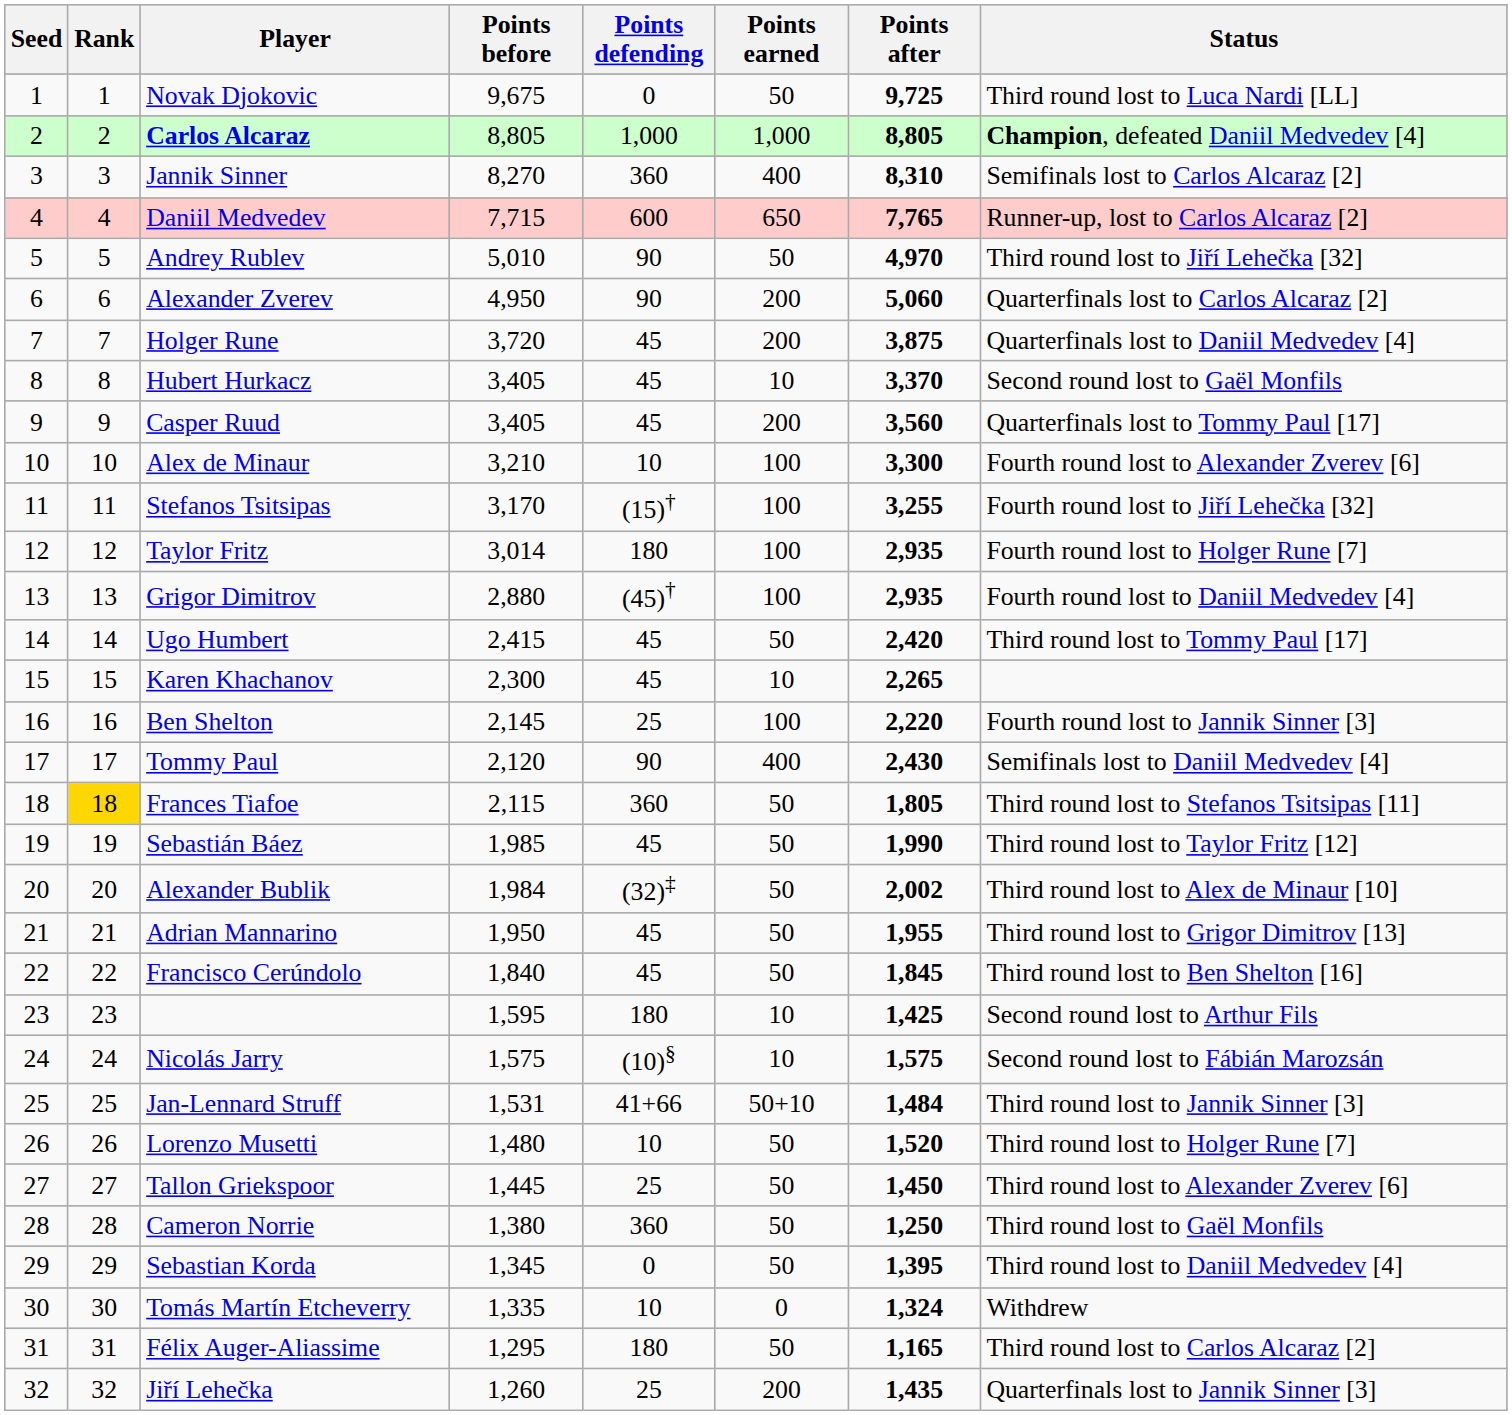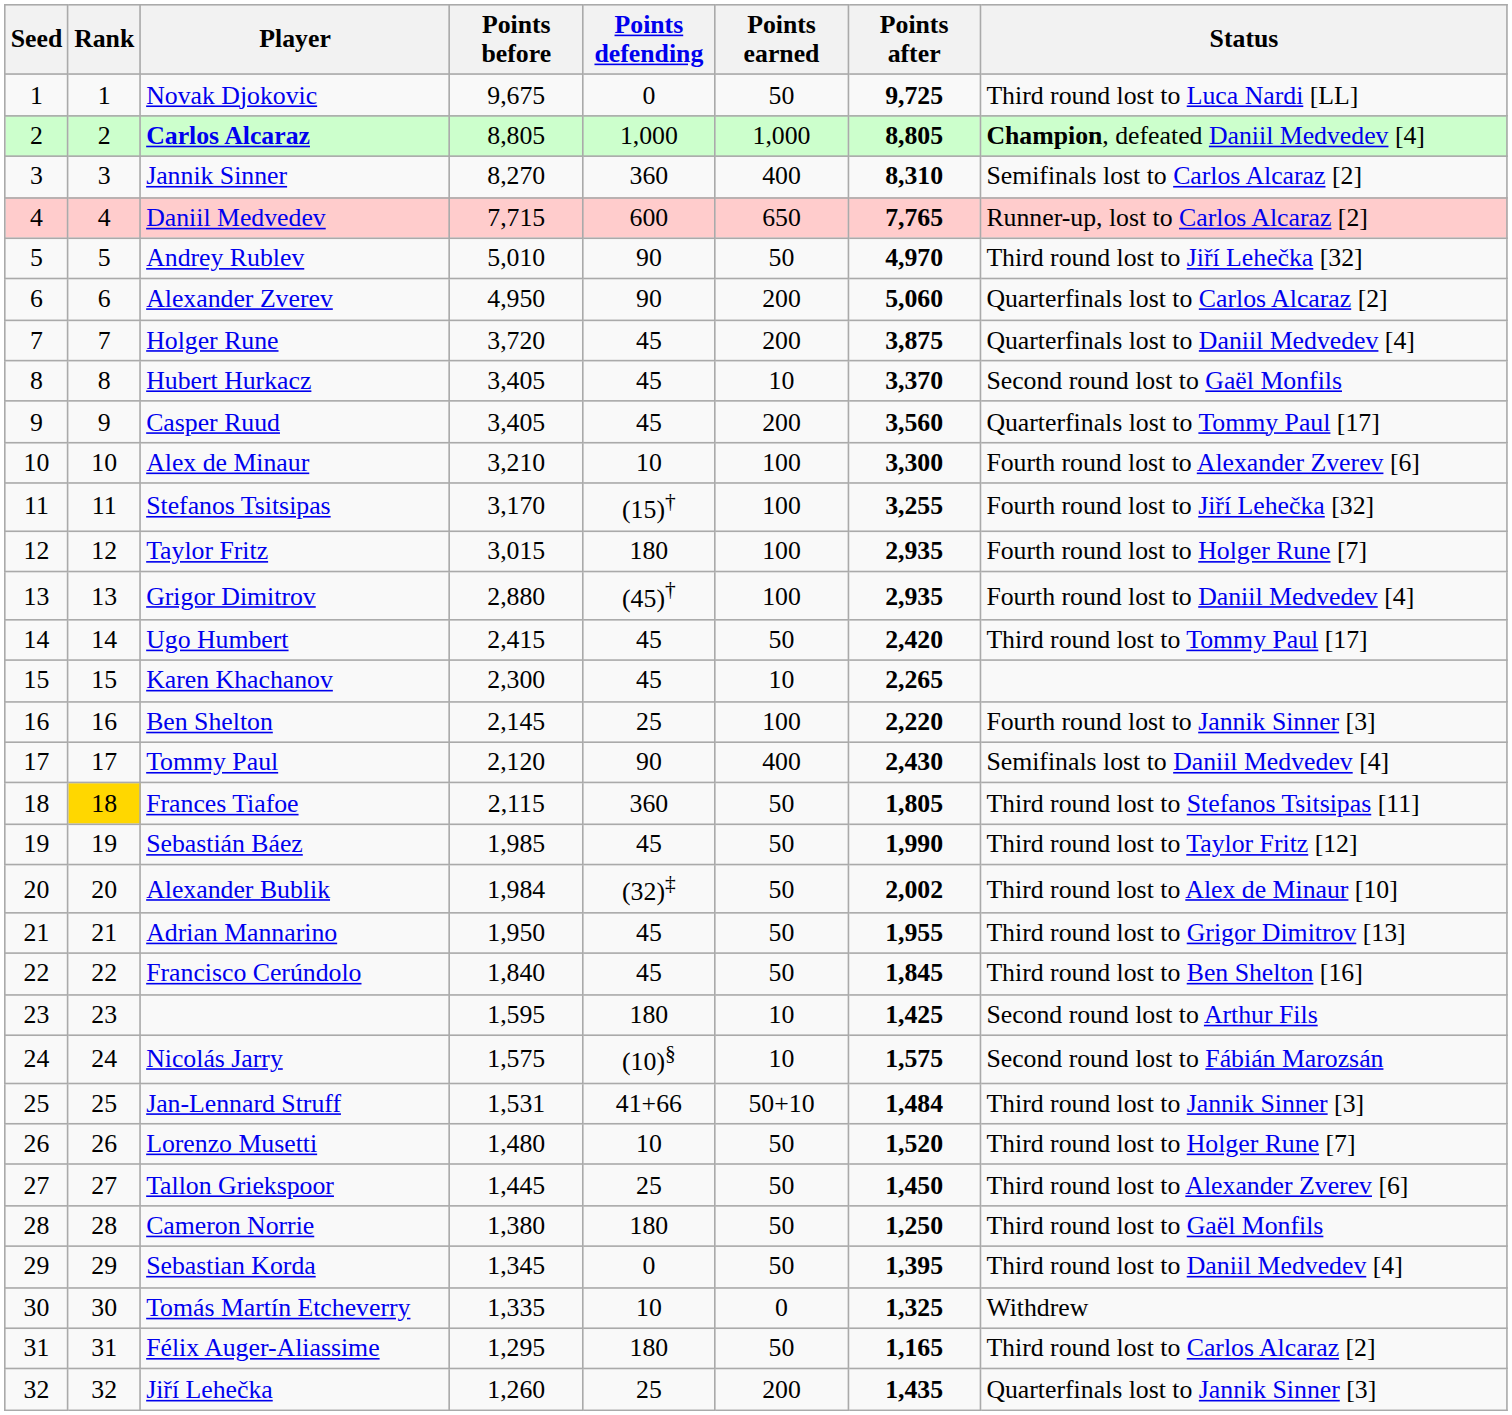(516, 551) 3,014 -> (516, 551) 3,015
(649, 1225) 360 -> (649, 1225) 180
(914, 1307) 1,324 -> (914, 1307) 1,325
